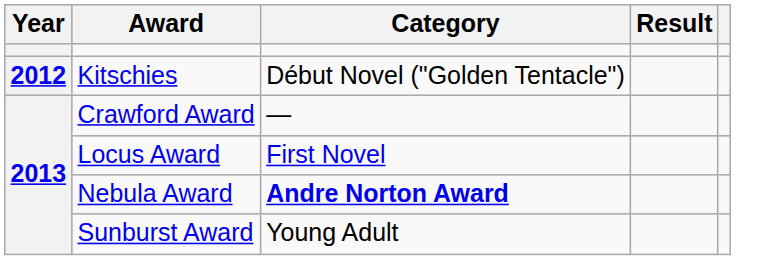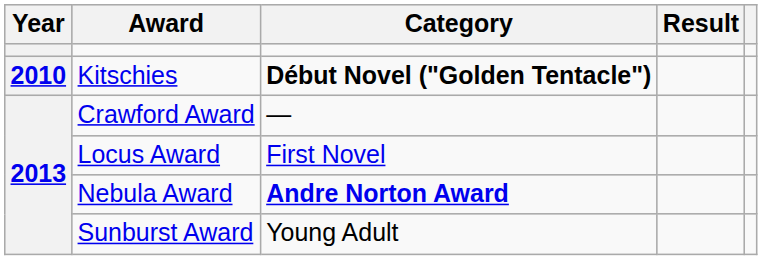(38, 75) 2012 -> (38, 75) 2010
(445, 75) normal -> (459, 75) bold
